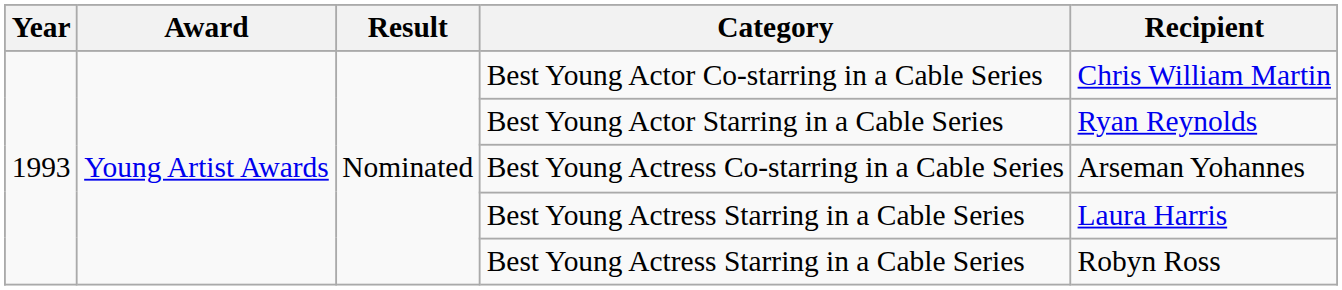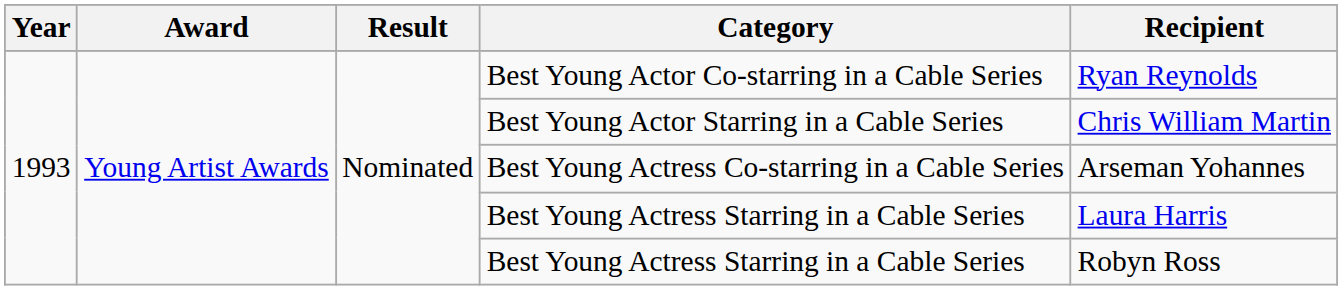(1204, 74) Chris William Martin -> (1167, 74) Ryan Reynolds
(1167, 121) Ryan Reynolds -> (1204, 121) Chris William Martin
